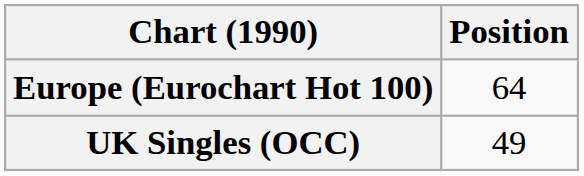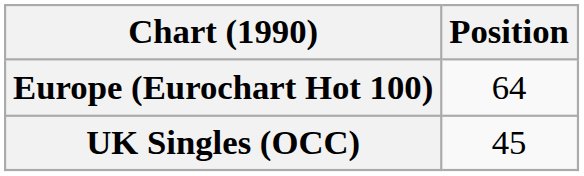(509, 142) 49 -> (509, 142) 45
